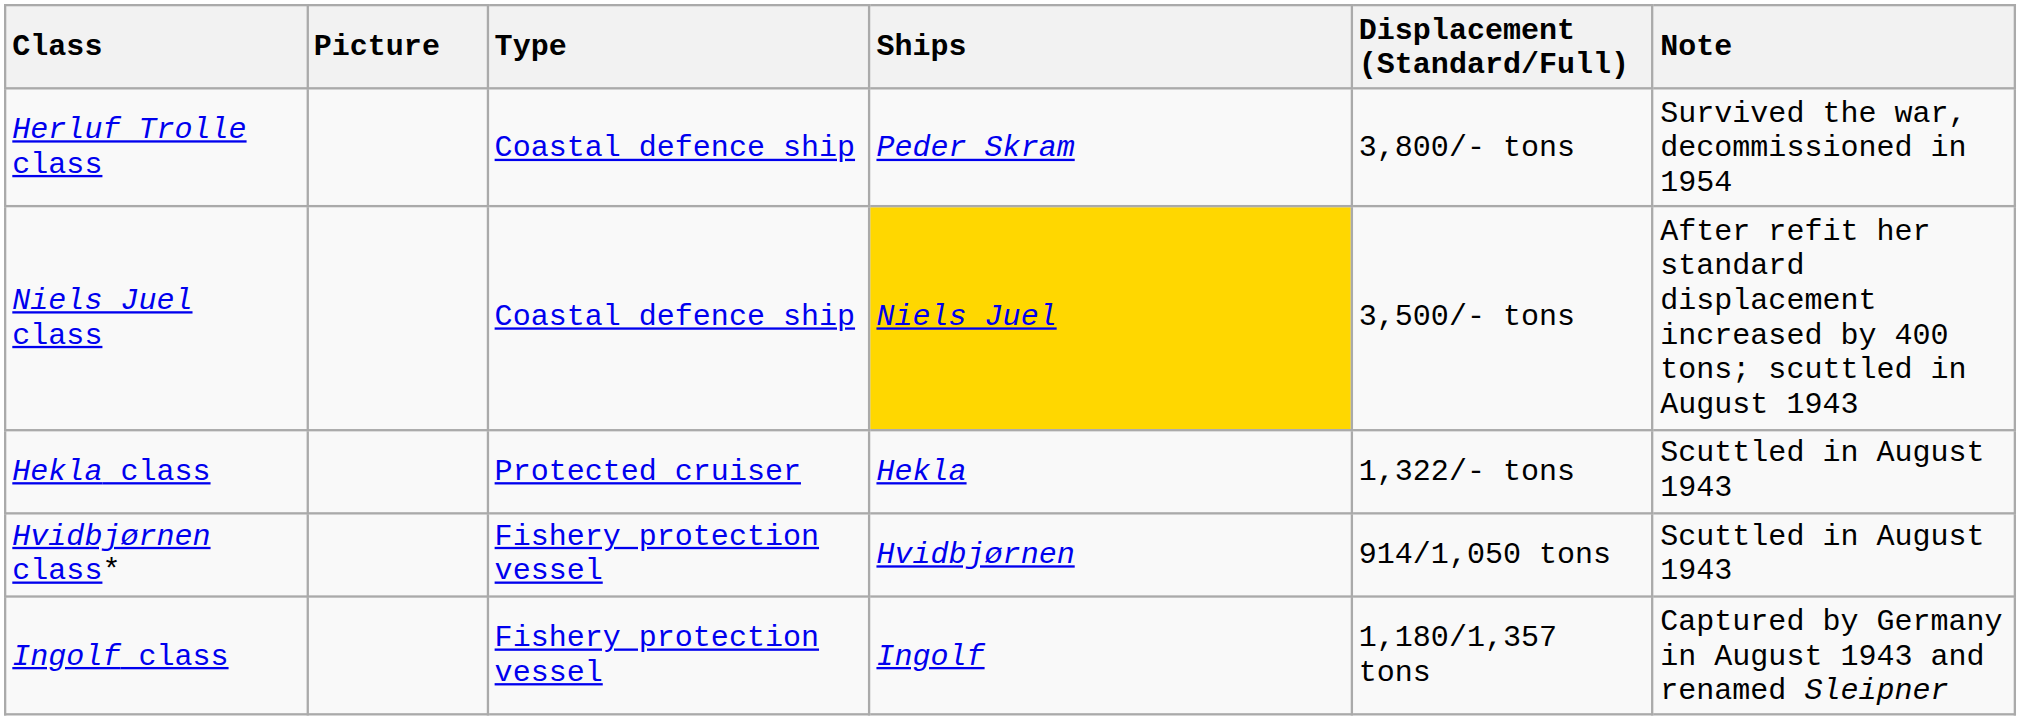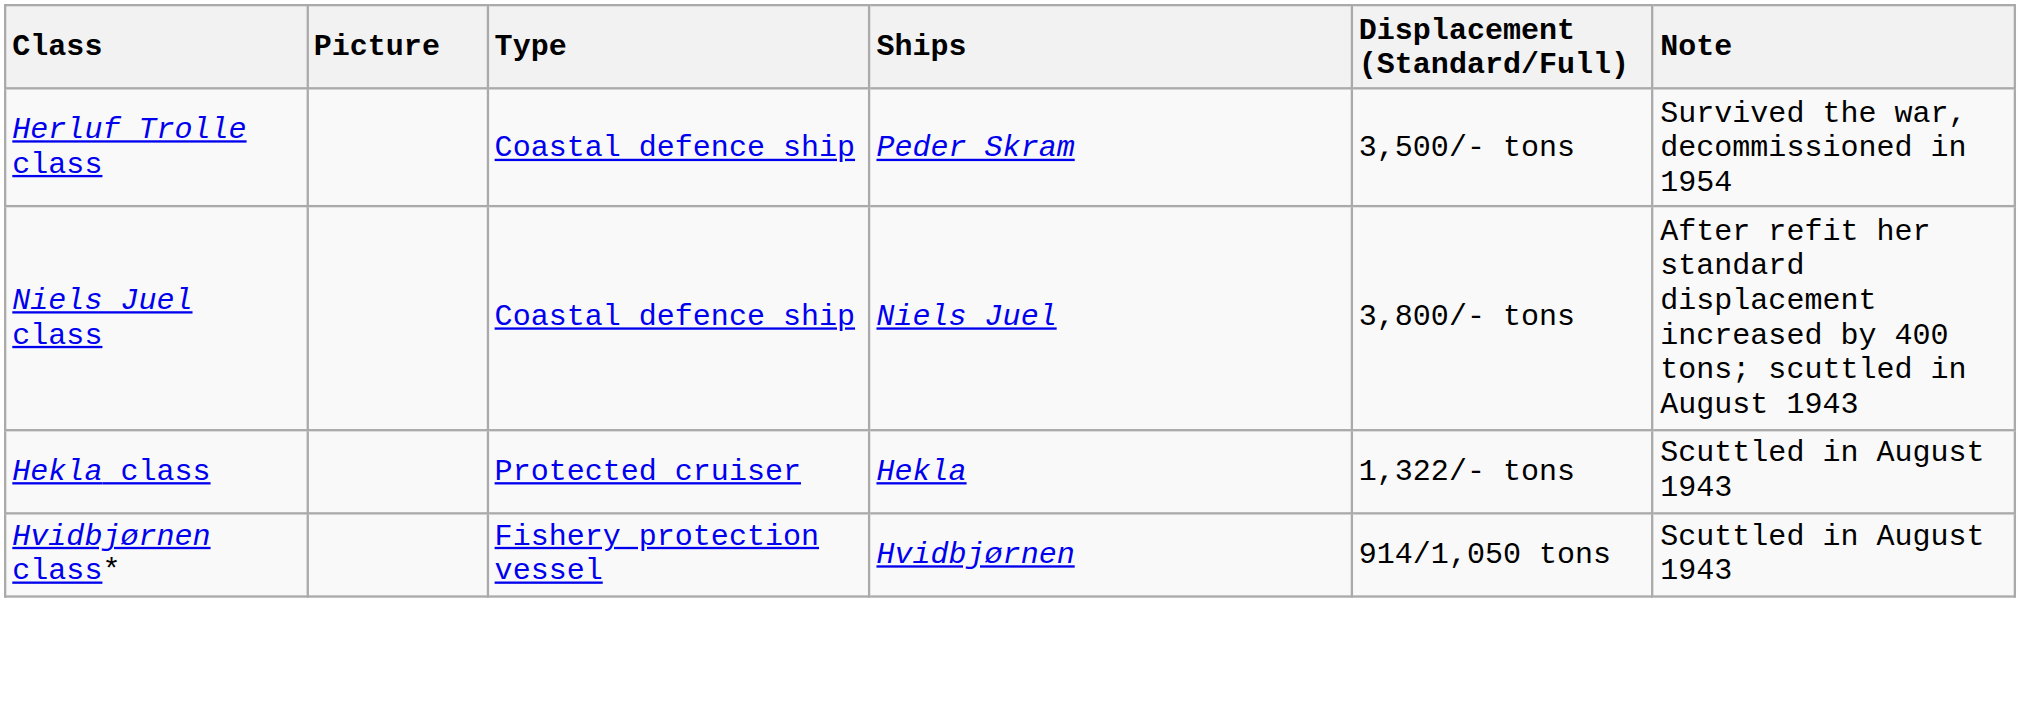(1467, 148) 3,800/- tons -> (1467, 148) 3,500/- tons
(967, 318) gold background -> (967, 318) no background
(1467, 318) 3,500/- tons -> (1467, 318) 3,800/- tons
- row: (120, 655)
